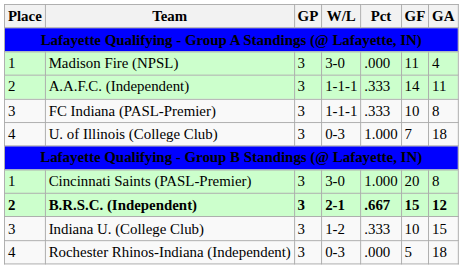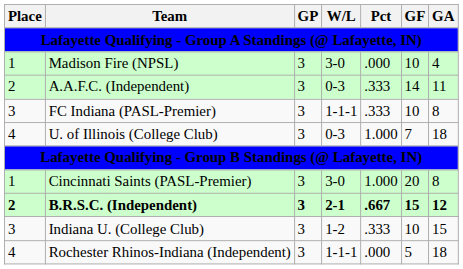(412, 63) 11 -> (412, 63) 10
(341, 87) 1-1-1 -> (335, 87) 0-3
(335, 252) 0-3 -> (341, 252) 1-1-1
